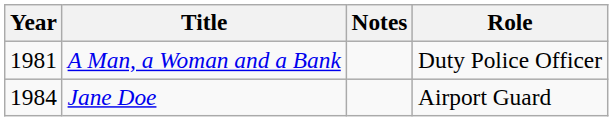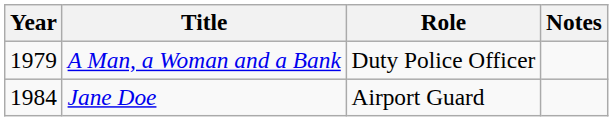columns swapped: (510, 23) <-> (379, 23)
(33, 60) 1981 -> (33, 60) 1979
